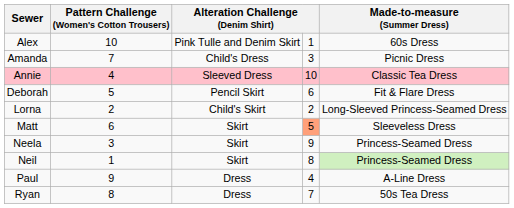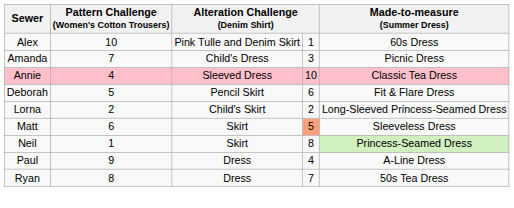- row: (27, 144)
